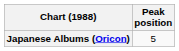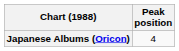(153, 38) 5 -> (153, 38) 4
